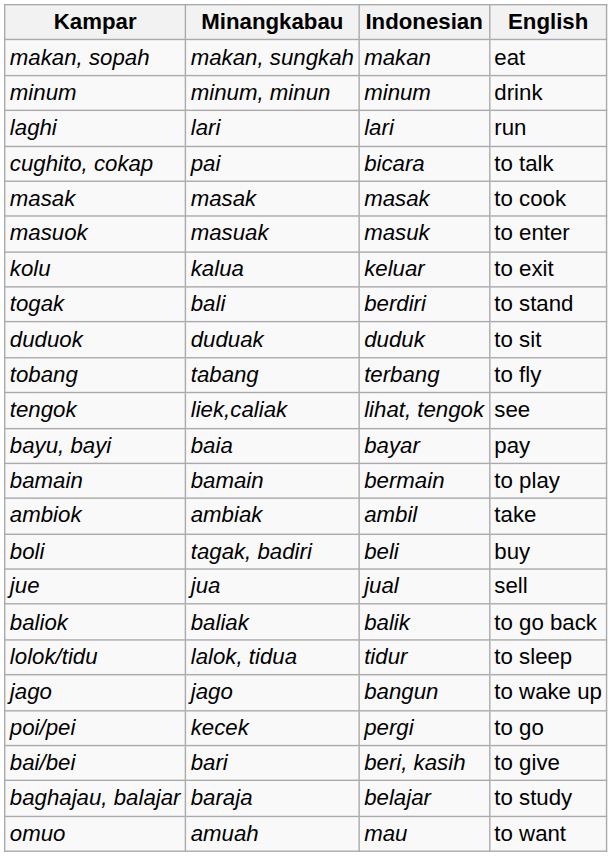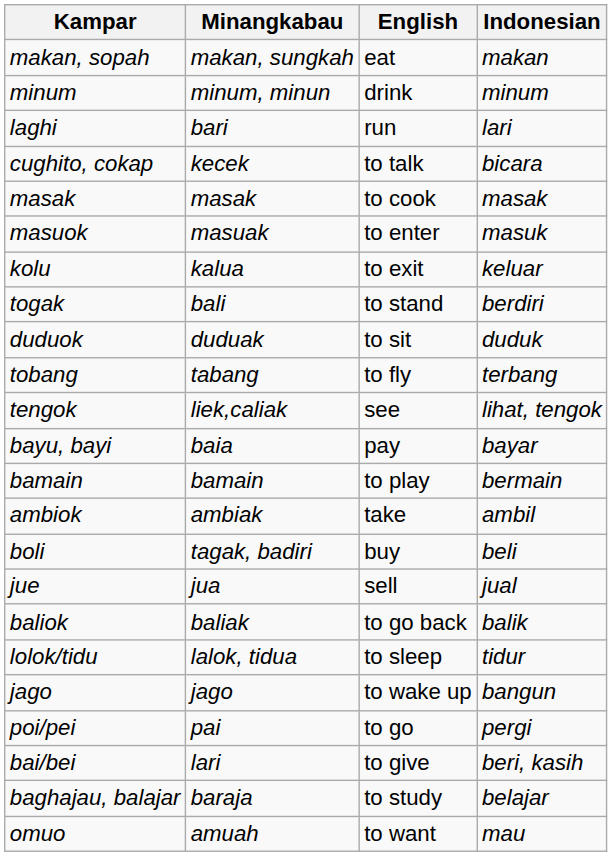columns swapped: (424, 22) <-> (548, 22)
(206, 127) lari -> (209, 127) bari
(206, 163) pai -> (220, 163) kecek
(220, 727) kecek -> (206, 727) pai
(209, 762) bari -> (206, 762) lari
